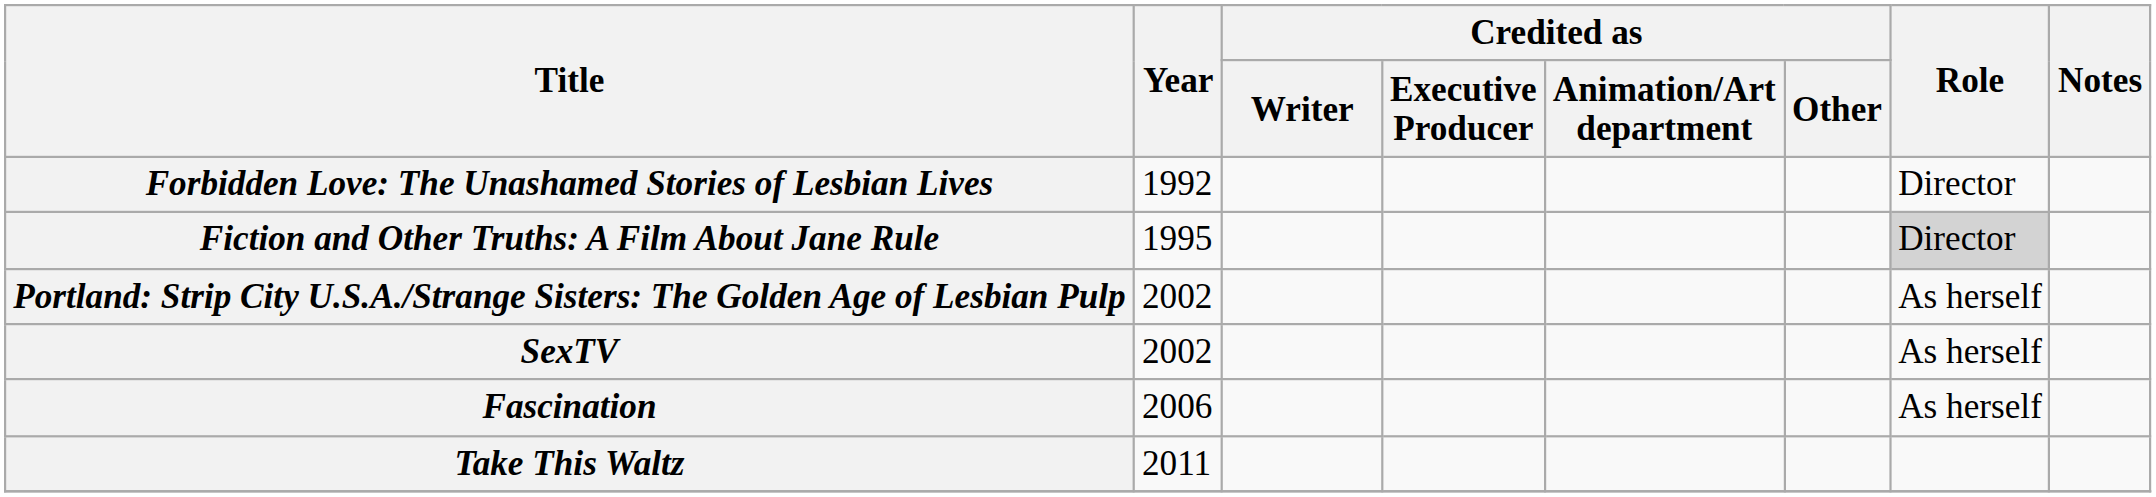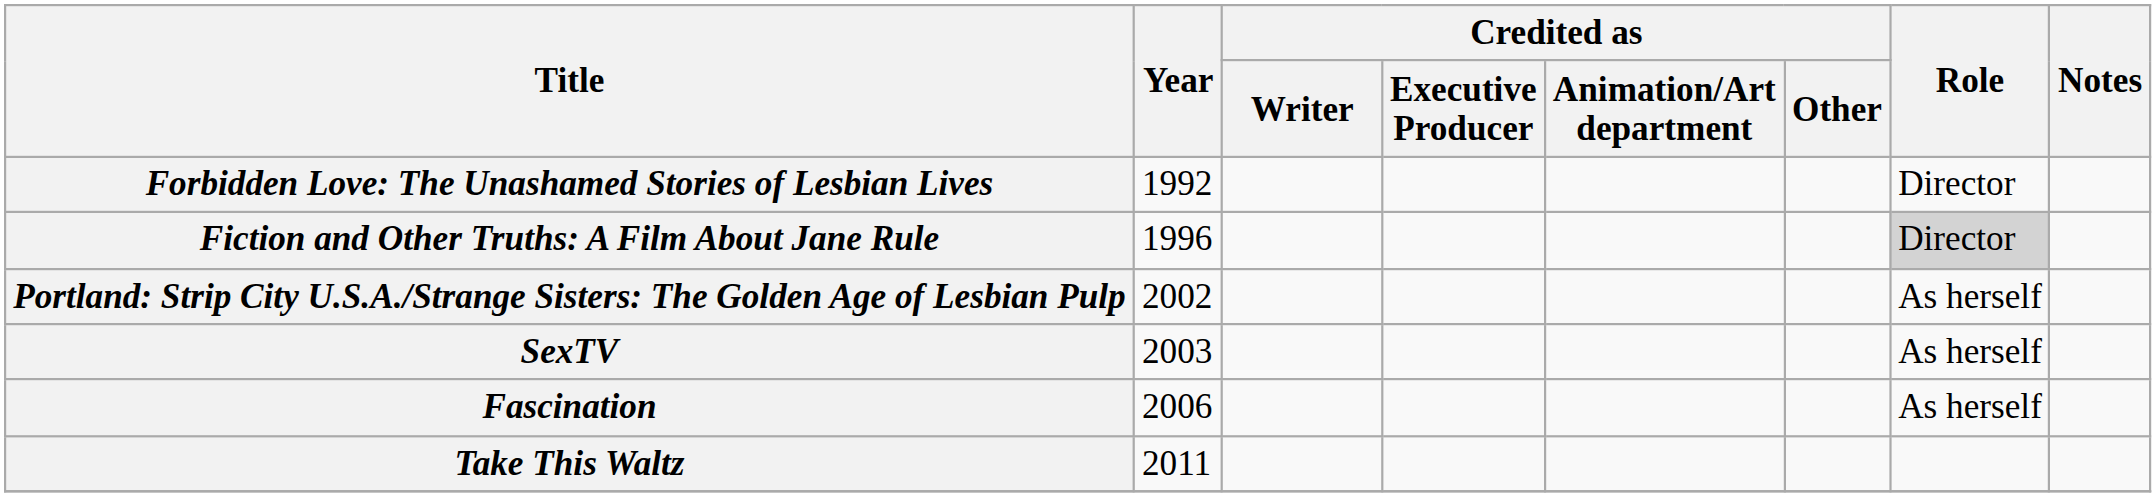(1177, 239) 1995 -> (1177, 239) 1996
(1177, 351) 2002 -> (1177, 351) 2003
